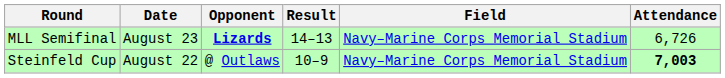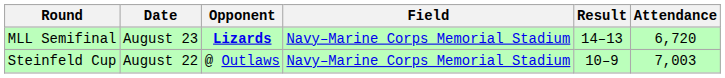columns swapped: (485, 16) <-> (312, 16)
(675, 39) 6,726 -> (675, 39) 6,720
(675, 61) bold -> (675, 61) normal
